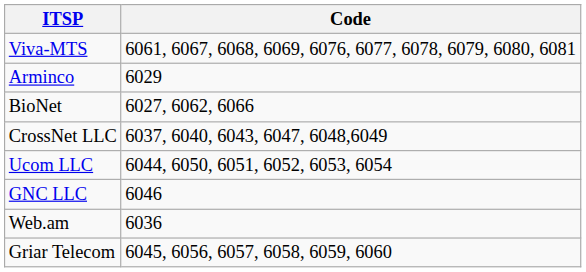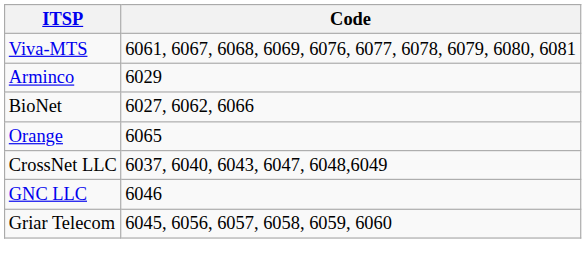+ row: (36, 135)
- row: (51, 164)
- row: (39, 223)
